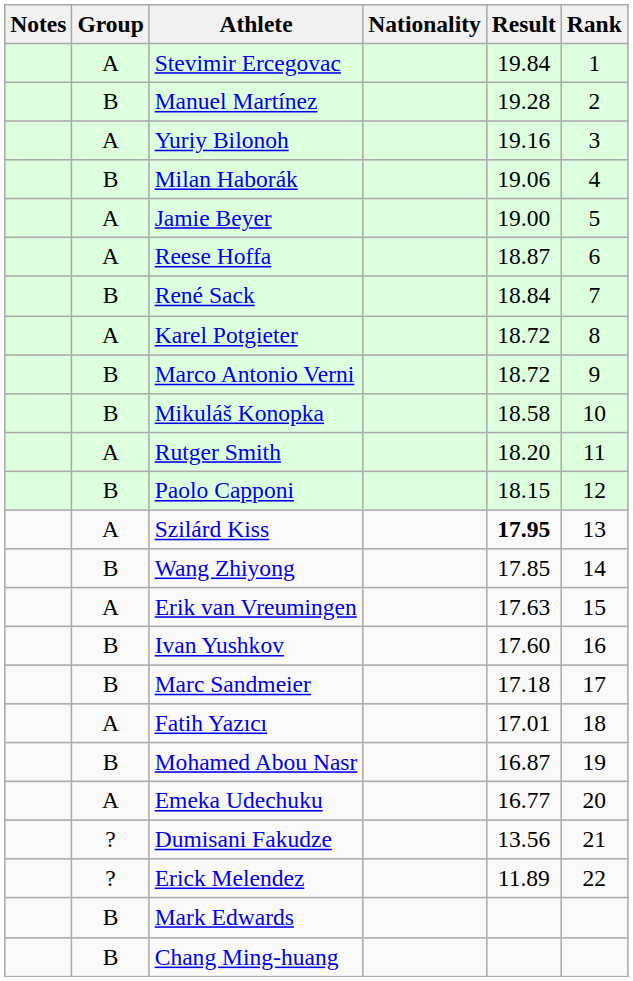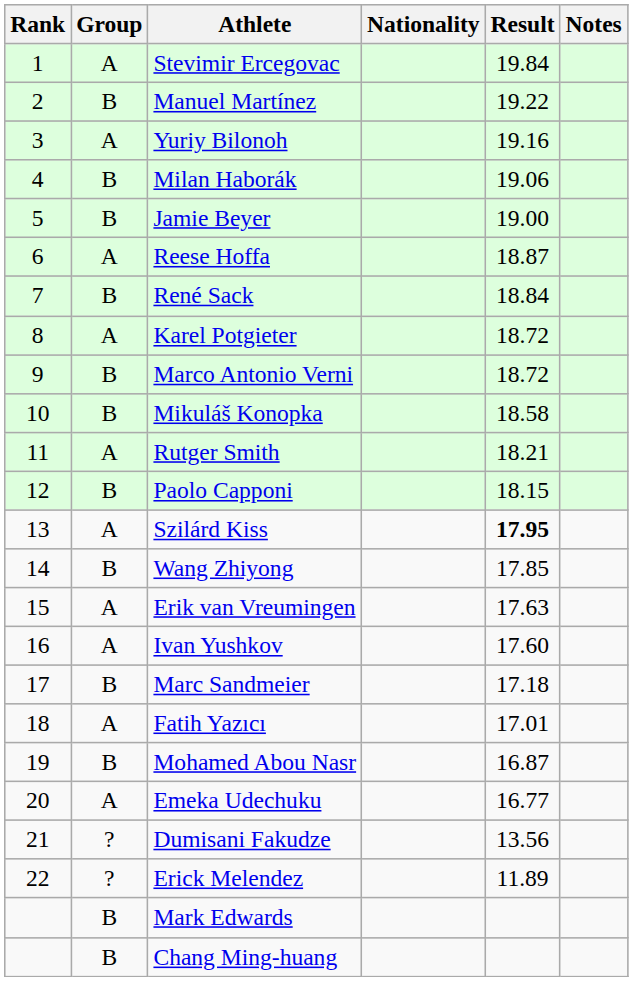columns swapped: (594, 24) <-> (38, 24)
(524, 101) 19.28 -> (523, 101) 19.22
(111, 218) A -> (109, 218) B
(524, 451) 18.20 -> (523, 451) 18.21
(111, 645) B -> (109, 645) A
